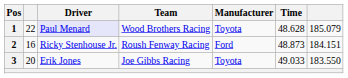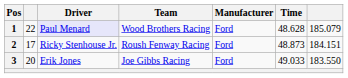(228, 28) Toyota -> (224, 28) Ford
(31, 44) 16 -> (31, 44) 17
(228, 60) Toyota -> (224, 60) Ford
